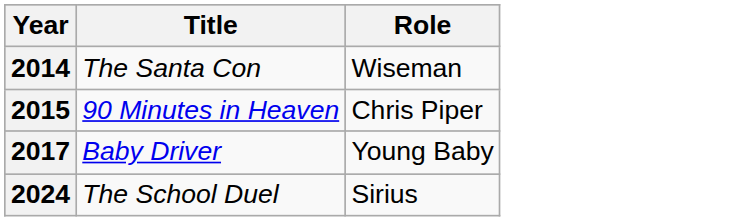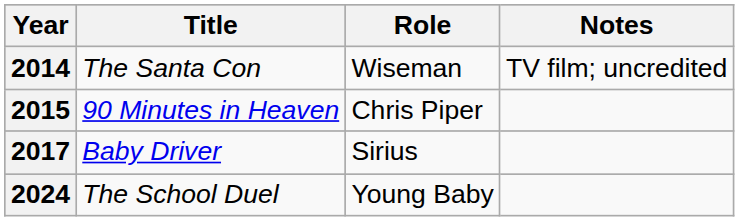+ column: (617, 25)
(423, 151) Young Baby -> (385, 151) Sirius
(385, 194) Sirius -> (423, 194) Young Baby
